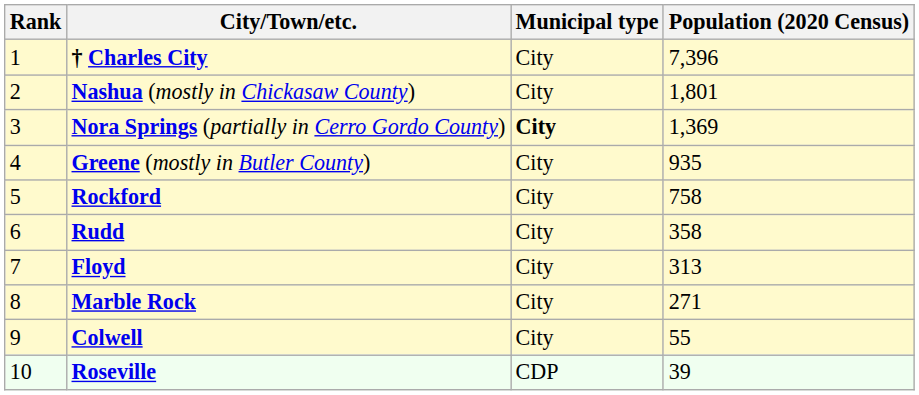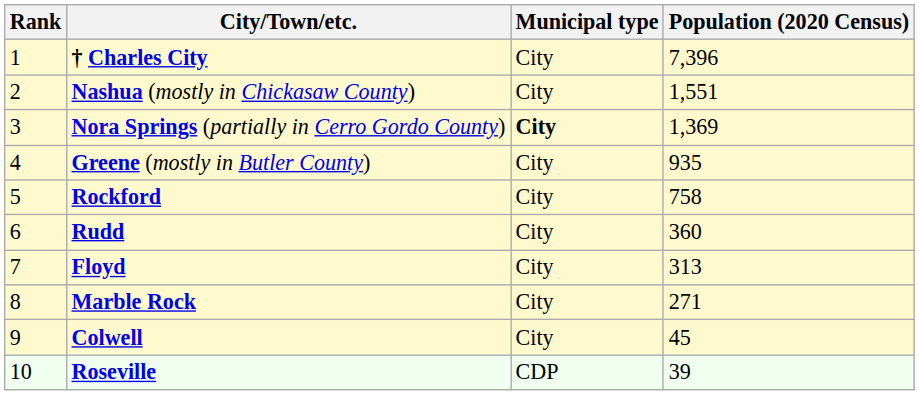(693, 92) 1,801 -> (693, 92) 1,551
(685, 232) 358 -> (685, 232) 360
(680, 337) 55 -> (680, 337) 45
